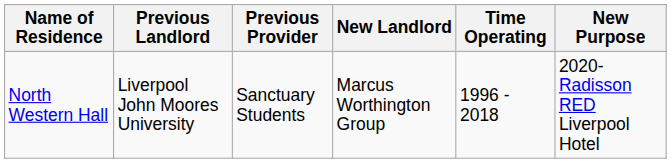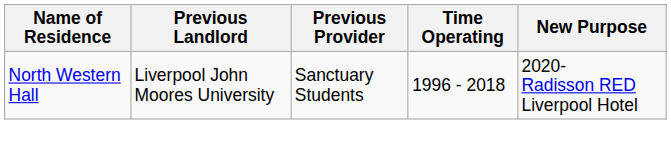- column: (394, 28)
